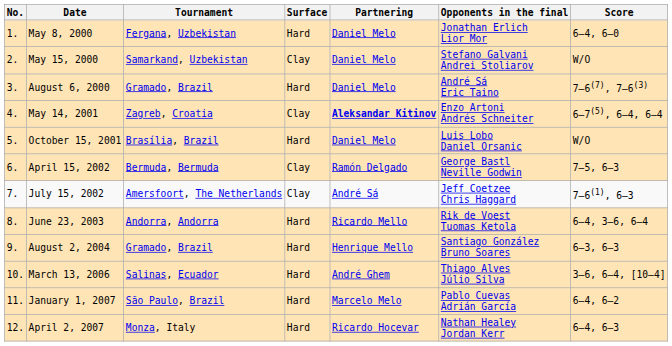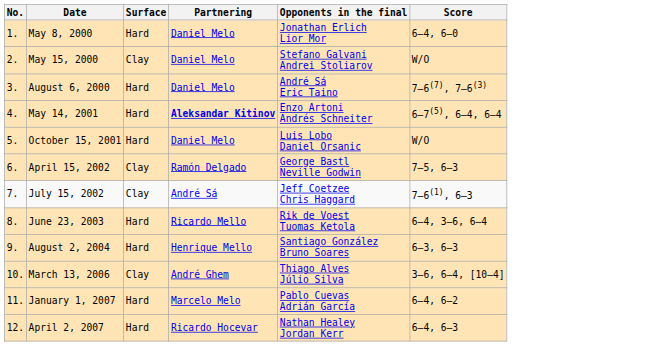- column: (204, 12)
(298, 114) Clay -> (137, 114) Hard
(298, 274) Hard -> (137, 274) Clay
